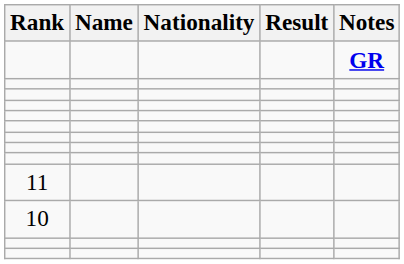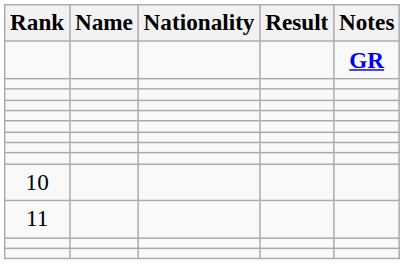rows swapped: (37, 218) <-> (37, 182)
